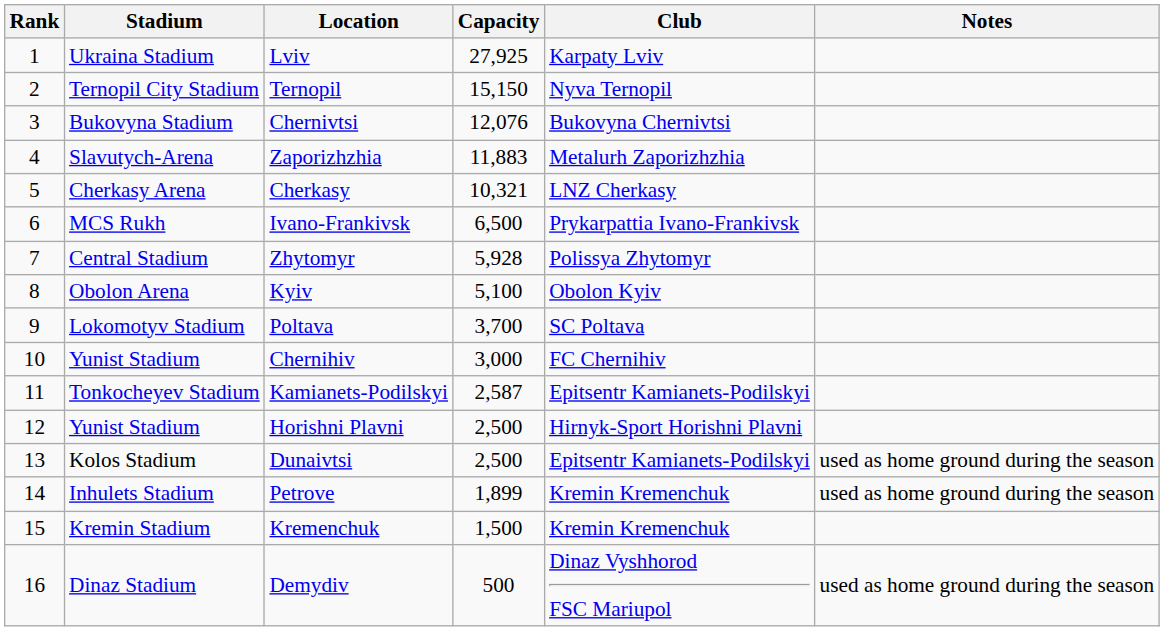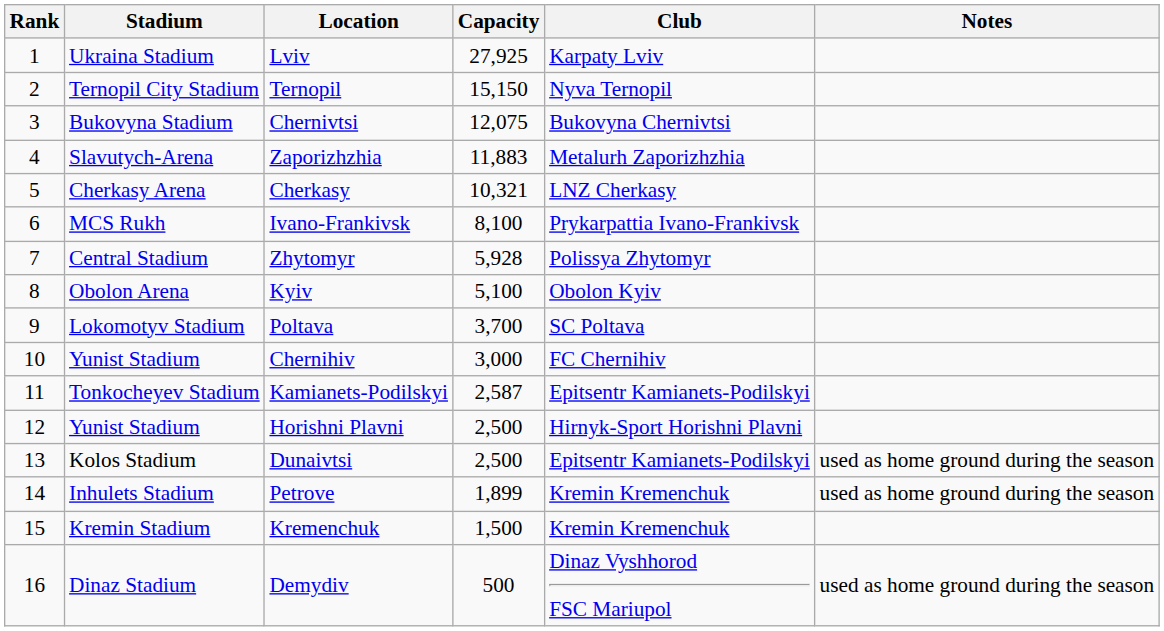(499, 122) 12,076 -> (499, 122) 12,075
(499, 223) 6,500 -> (499, 223) 8,100
